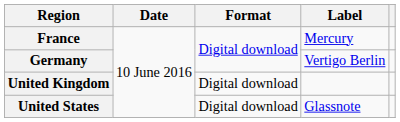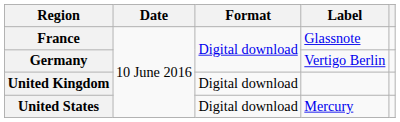(329, 38) Mercury -> (332, 38) Glassnote
(332, 106) Glassnote -> (329, 106) Mercury
